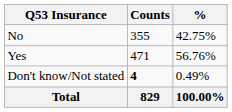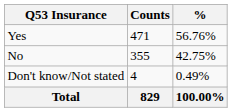rows swapped: (17, 55) <-> (15, 35)
(133, 76) bold -> (133, 76) normal
